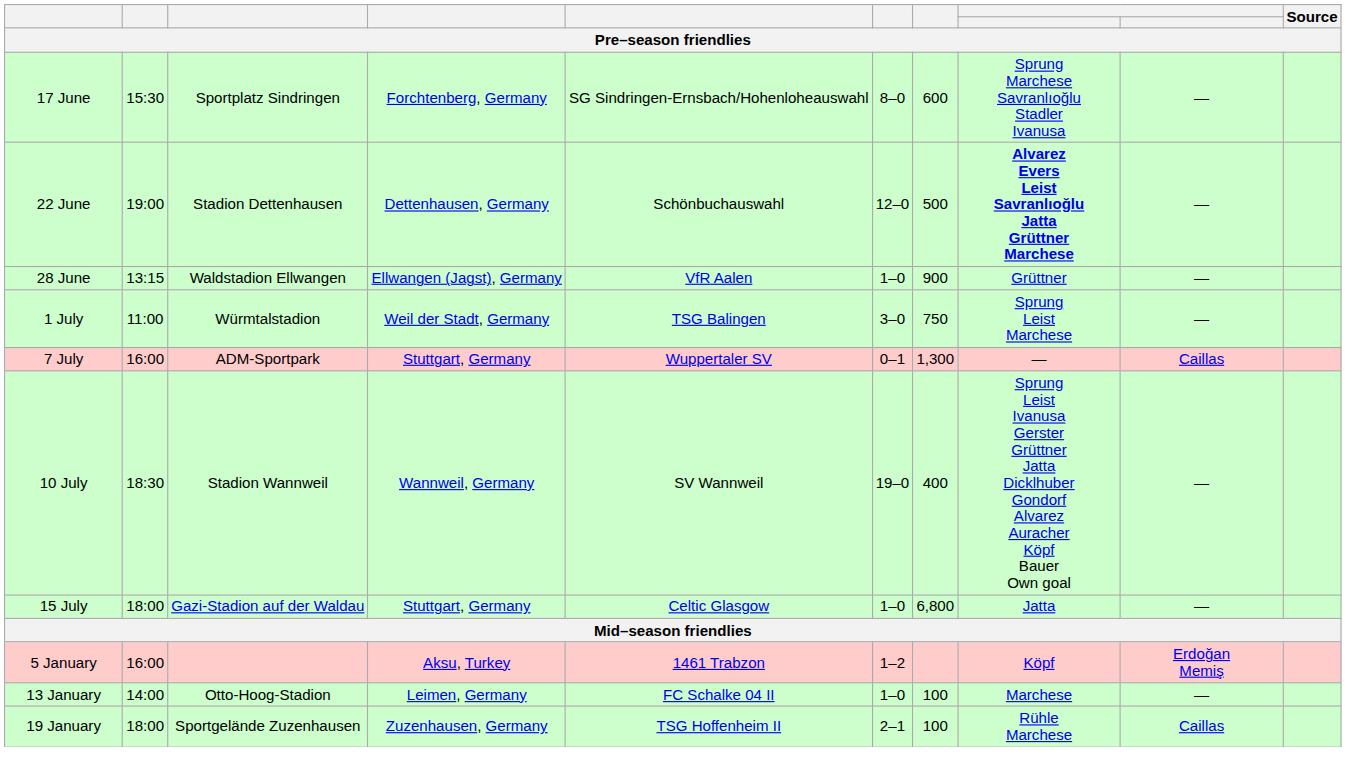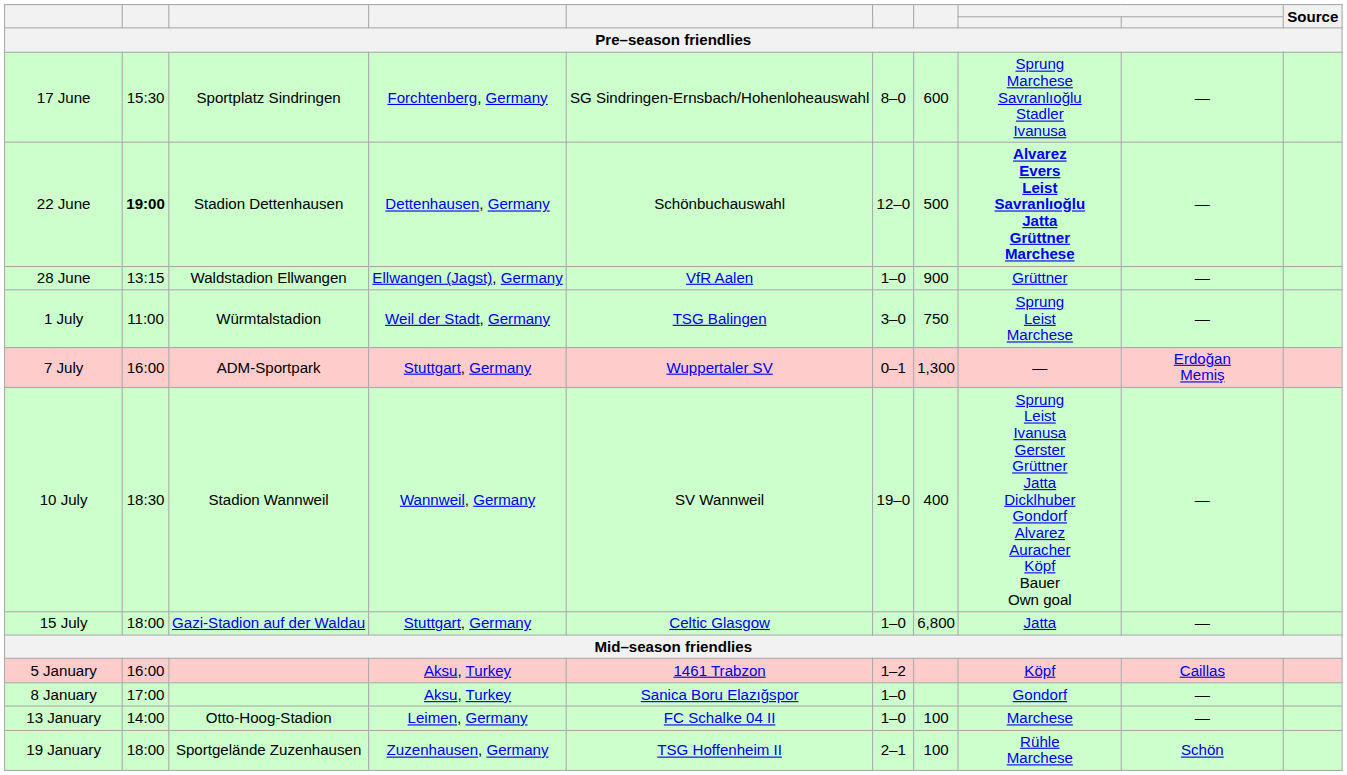(145, 204) normal -> (146, 204) bold
(1202, 359) Caillas -> (1202, 367) Erdoğan Memiş
(1202, 662) Erdoğan Memiş -> (1202, 670) Caillas
+ row: (64, 694)
(1202, 726) Caillas -> (1202, 750) Schön
